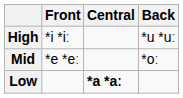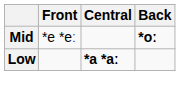- row: (23, 37)
(150, 59) normal -> (148, 37) bold
